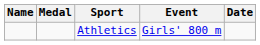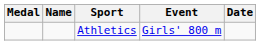columns swapped: (55, 14) <-> (20, 14)
